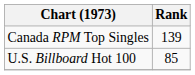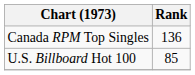(171, 37) 139 -> (171, 37) 136
